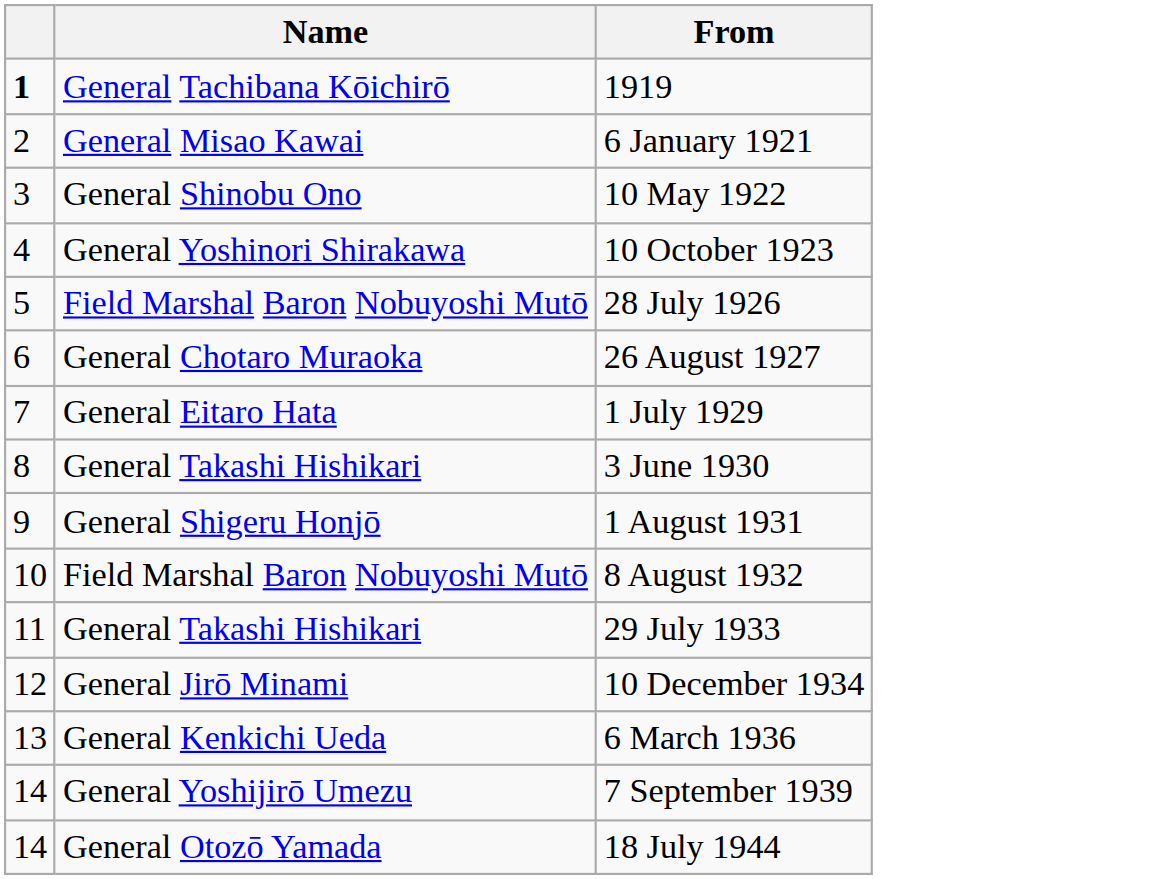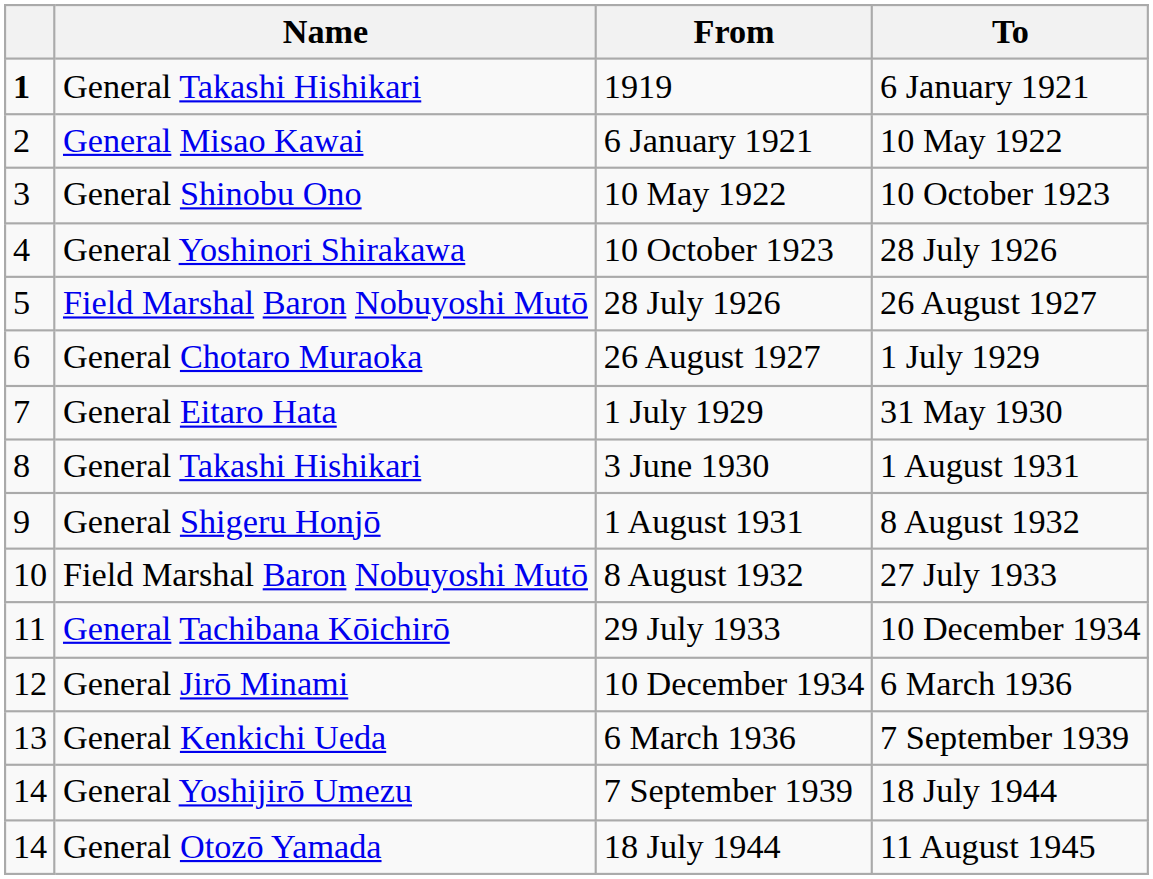+ column: (1010, 31)
(256, 85) General Tachibana Kōichirō -> (242, 85) General Takashi Hishikari
(242, 628) General Takashi Hishikari -> (256, 628) General Tachibana Kōichirō
